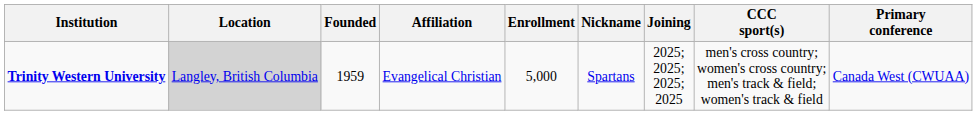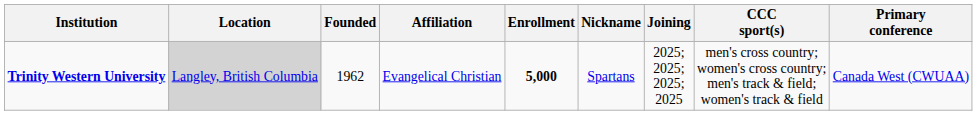(350, 75) 1959 -> (350, 75) 1962
(541, 75) normal -> (541, 75) bold
